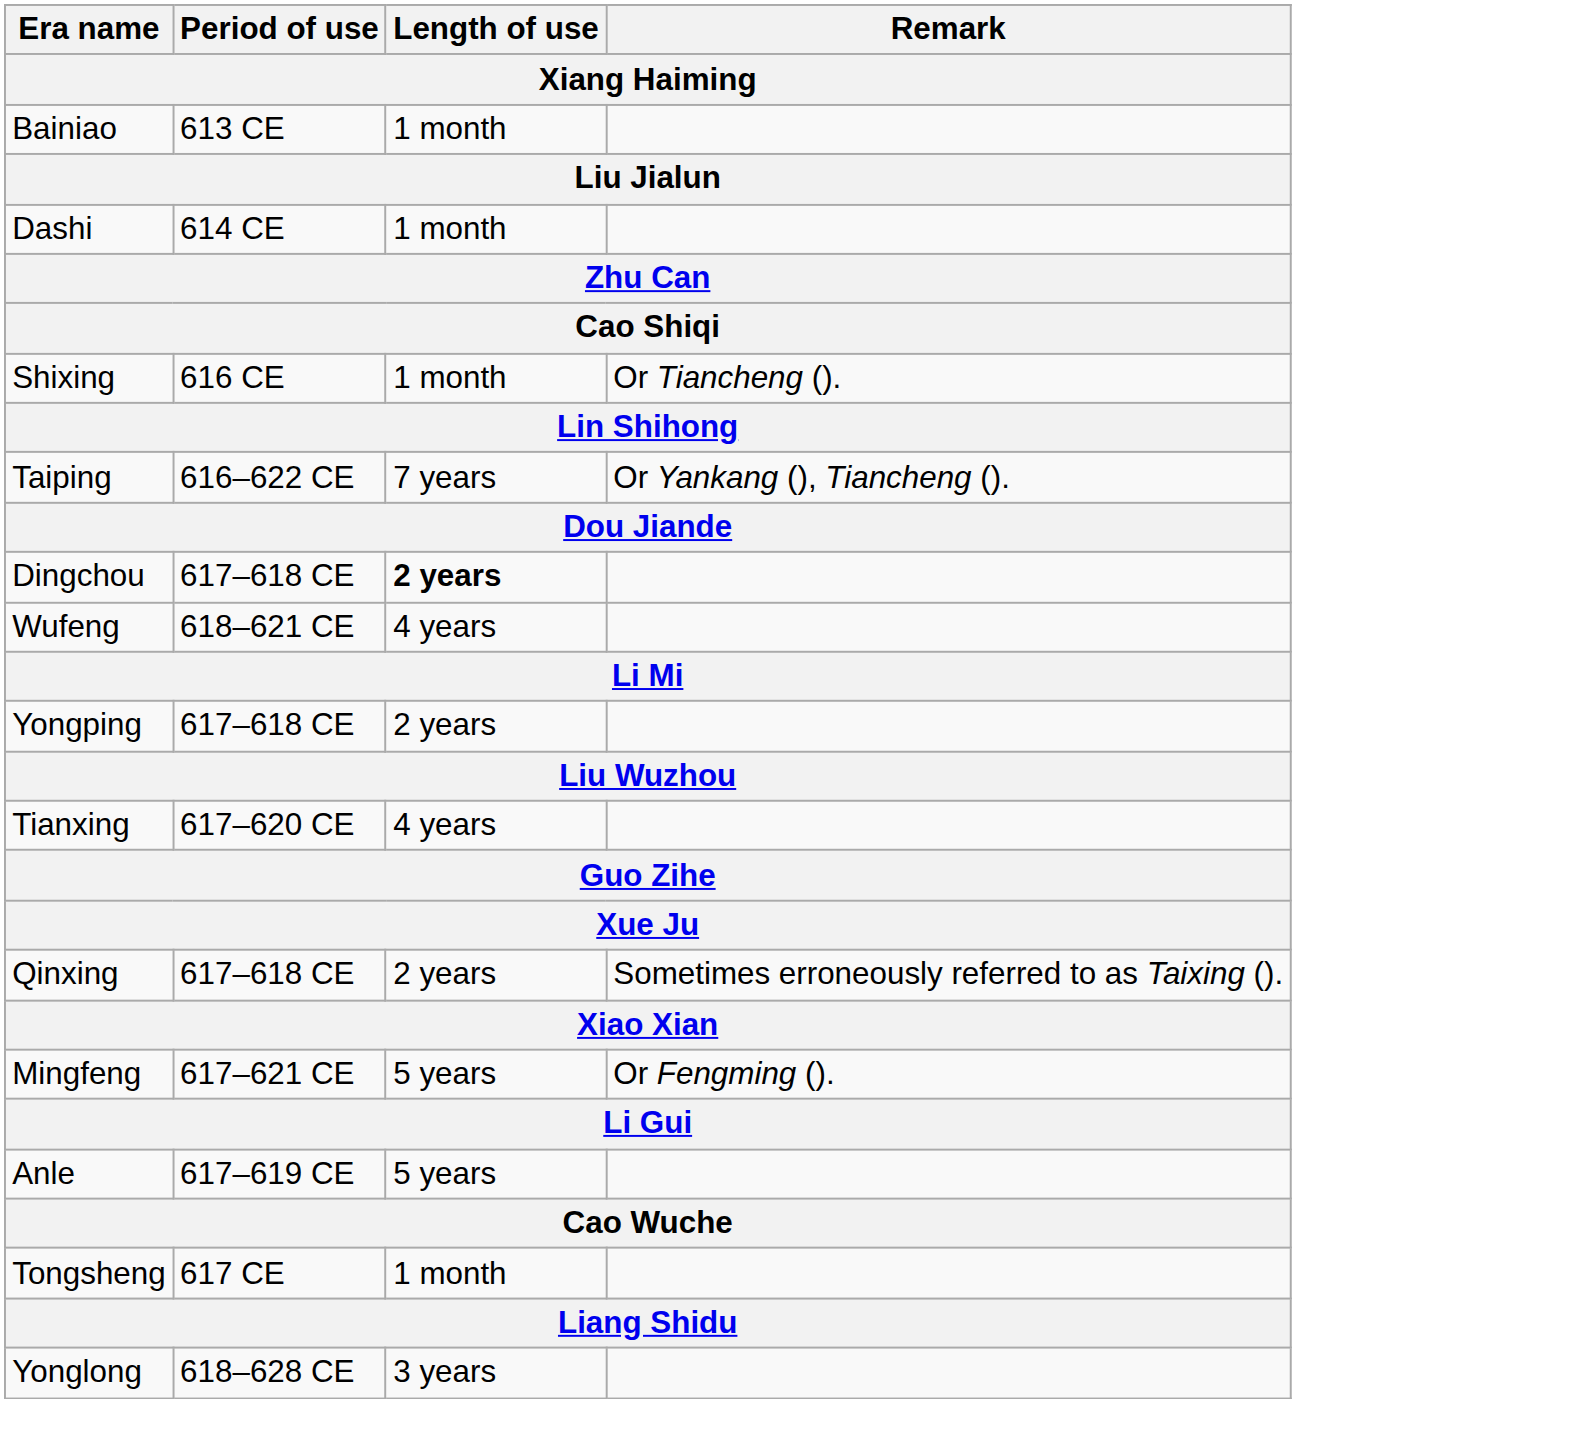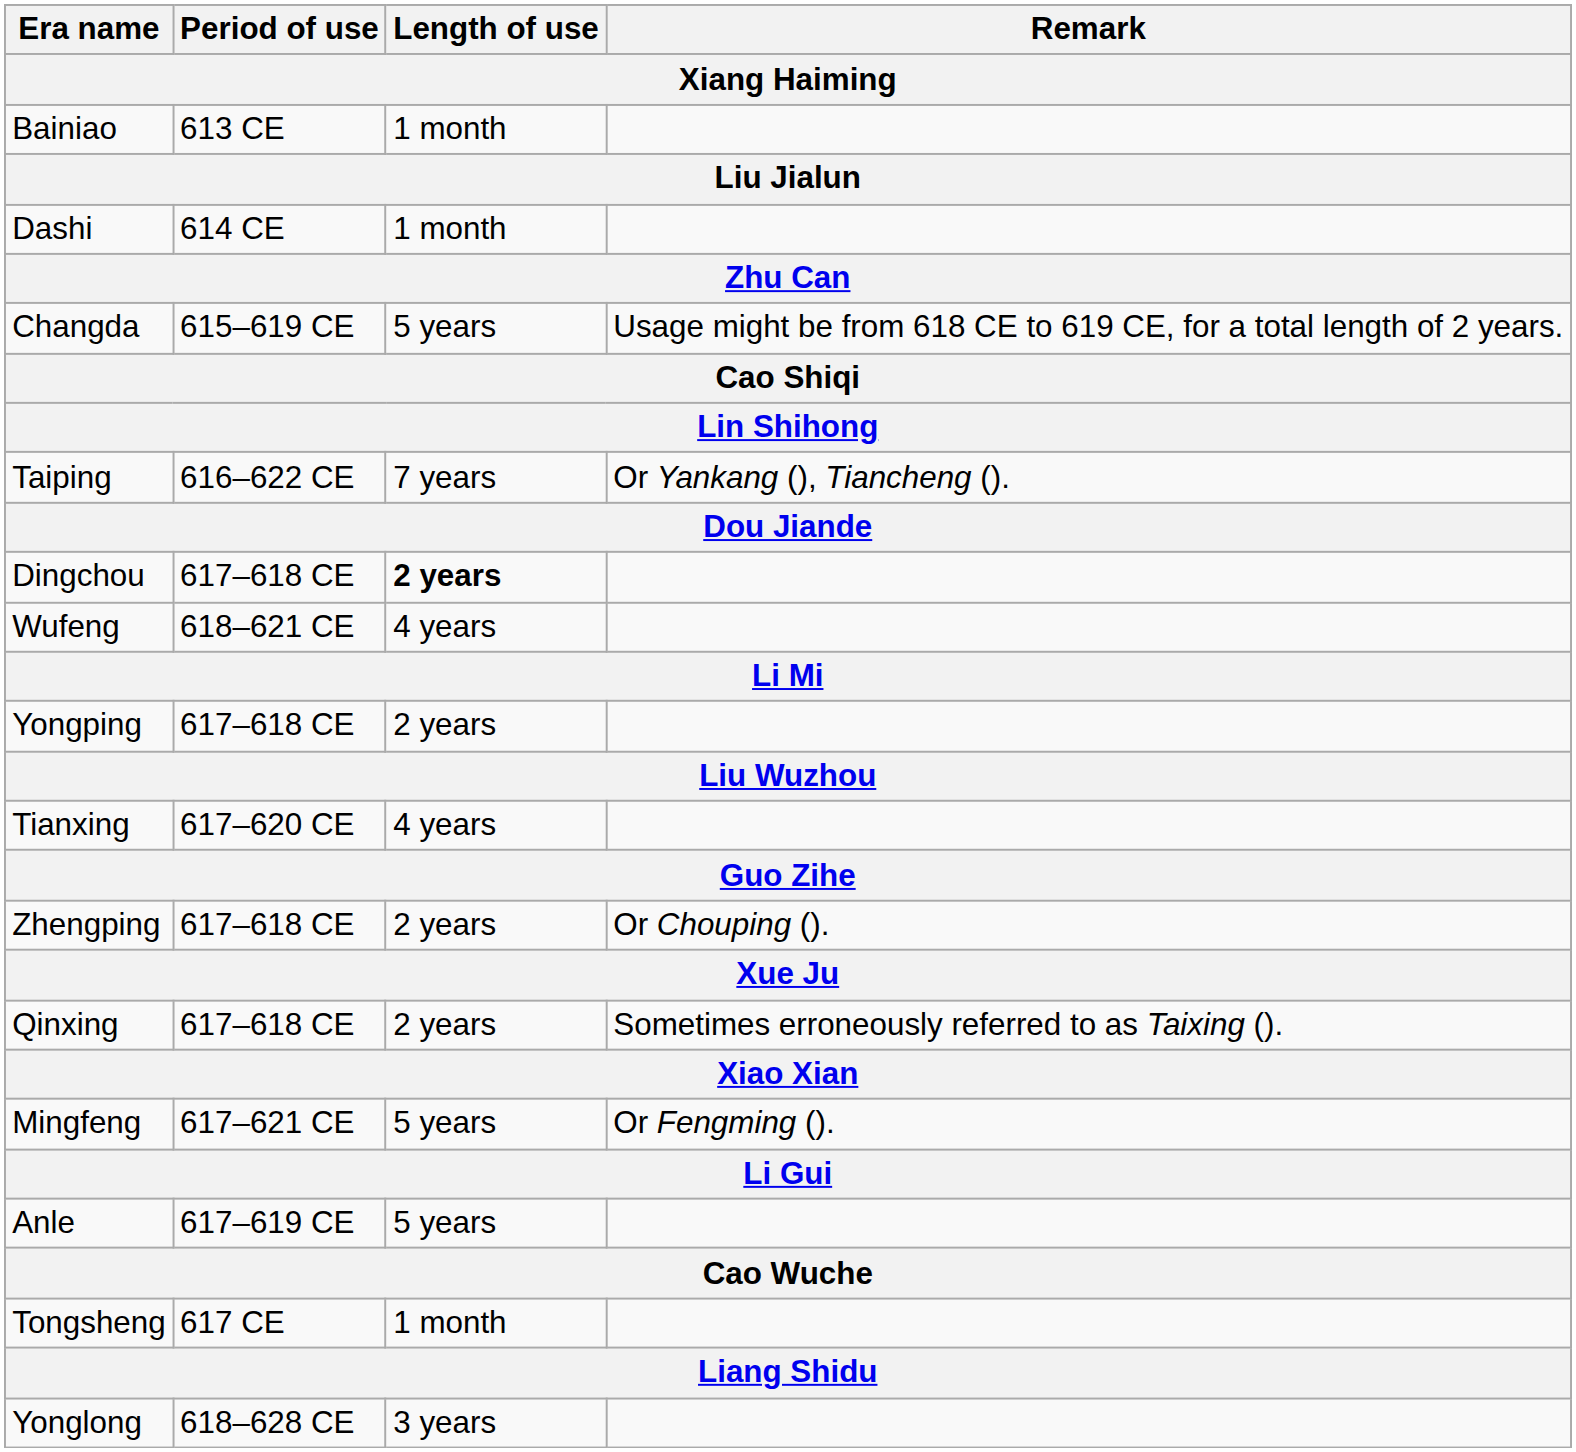+ row: (76, 327)
- row: (64, 377)
+ row: (86, 924)
